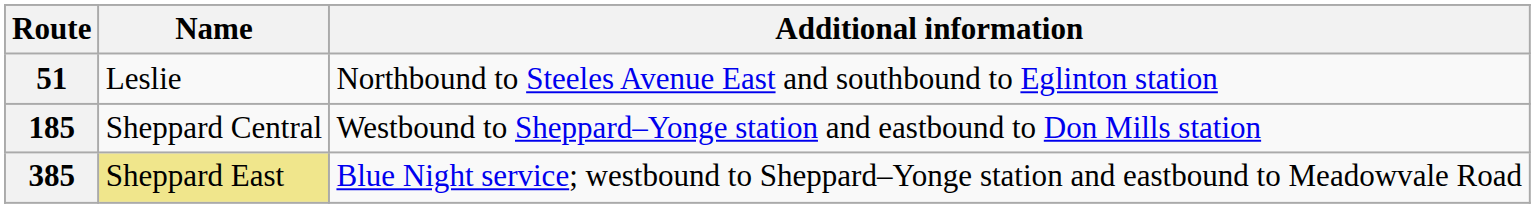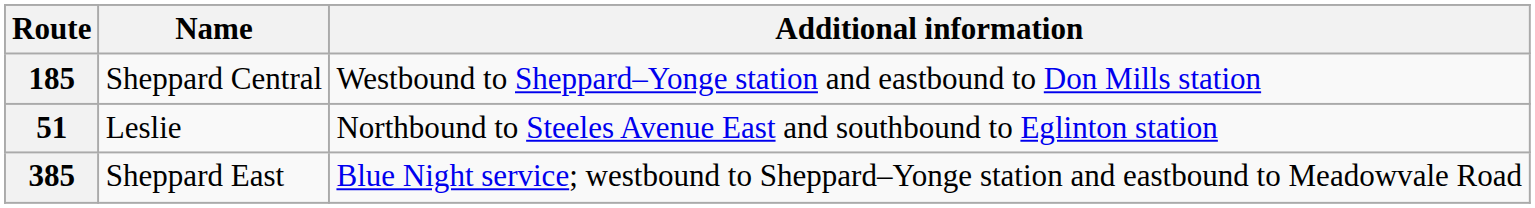rows swapped: (52, 78) <-> (52, 127)
(195, 176) khaki background -> (195, 176) no background
